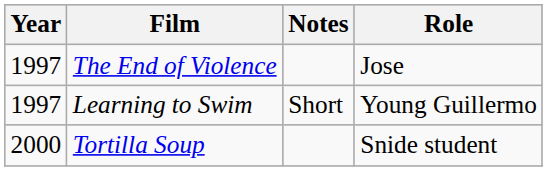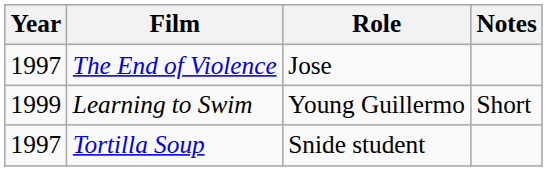columns swapped: (449, 24) <-> (318, 24)
(36, 104) 1997 -> (36, 104) 1999
(36, 144) 2000 -> (36, 144) 1997
